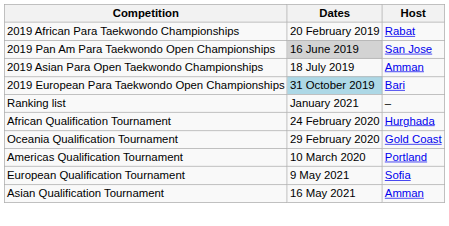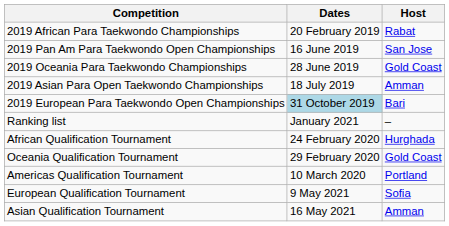(324, 49) lightgrey background -> (324, 49) no background
+ row: (127, 67)
